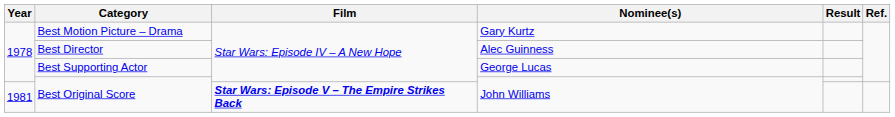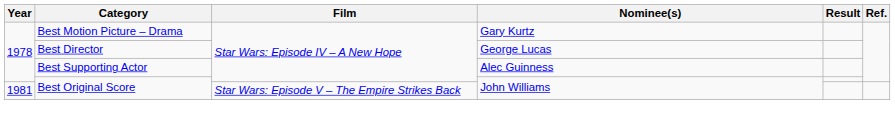(517, 49) Alec Guinness -> (516, 49) George Lucas
(516, 67) George Lucas -> (517, 67) Alec Guinness
(330, 97) bold -> (338, 90) normal
